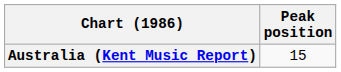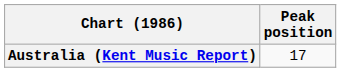(298, 56) 15 -> (298, 56) 17
